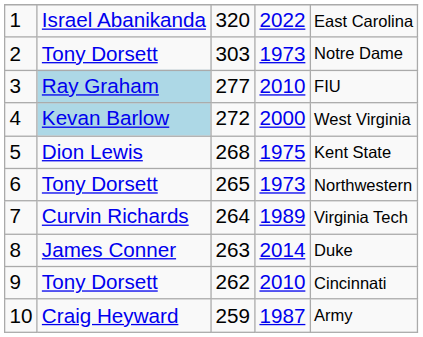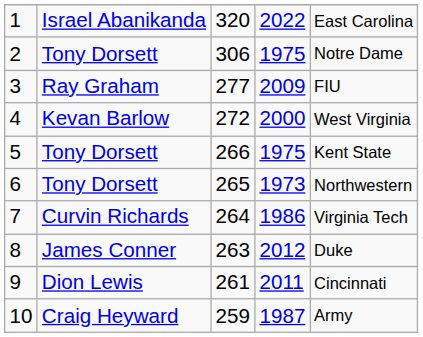(233, 53) 303 -> (233, 53) 306
(282, 53) 1973 -> (282, 53) 1975
(100, 86) lightblue background -> (100, 86) no background
(282, 86) 2010 -> (282, 86) 2009
(106, 119) lightblue background -> (106, 119) no background
(92, 151) Dion Lewis -> (100, 151) Tony Dorsett
(233, 151) 268 -> (233, 151) 266
(282, 217) 1989 -> (282, 217) 1986
(282, 250) 2014 -> (282, 250) 2012
(100, 282) Tony Dorsett -> (92, 282) Dion Lewis
(233, 282) 262 -> (233, 282) 261
(282, 282) 2010 -> (282, 282) 2011
